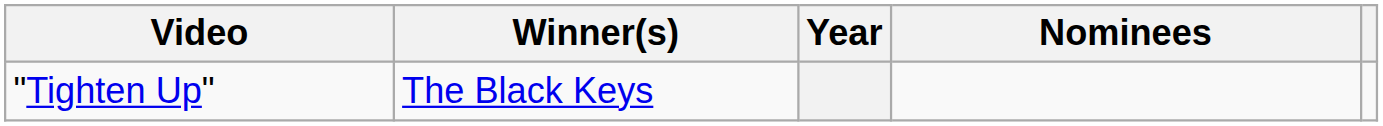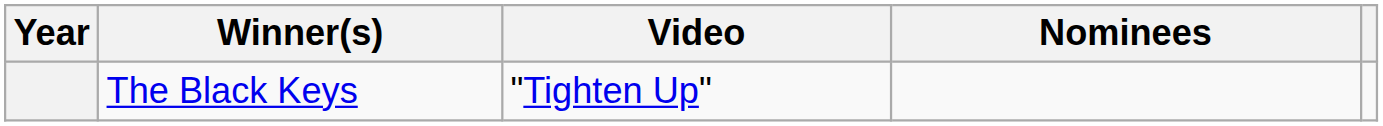columns swapped: (844, 33) <-> (199, 33)
